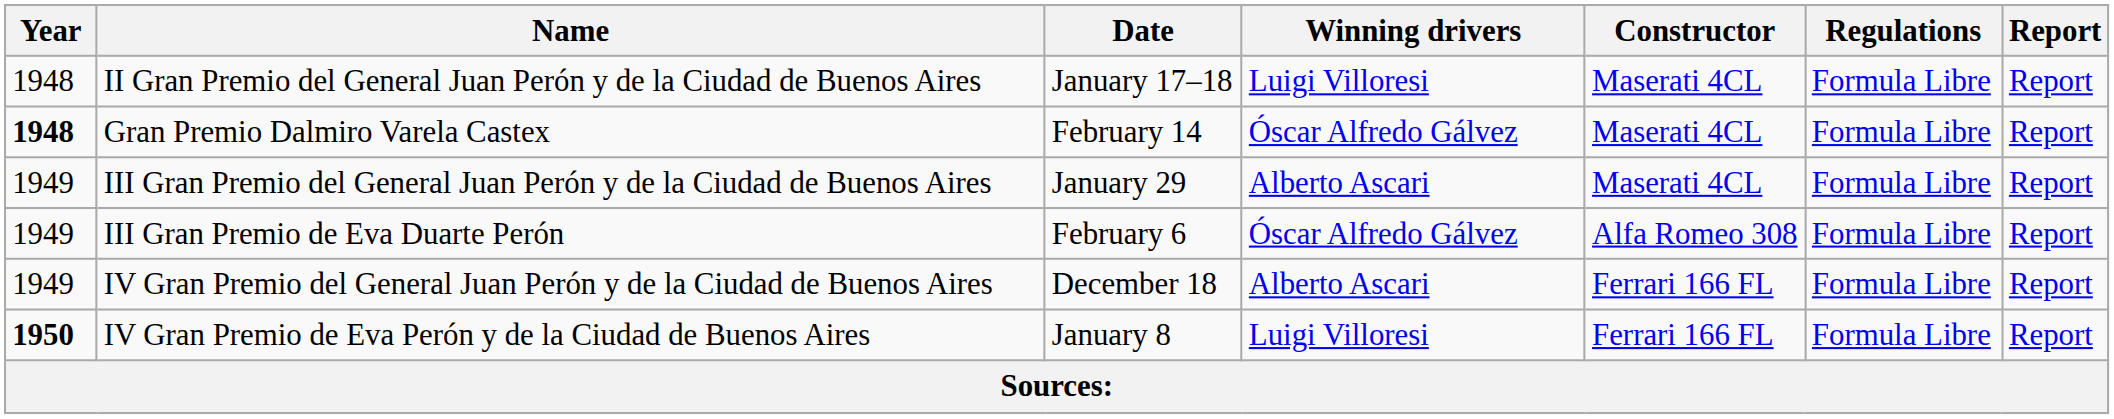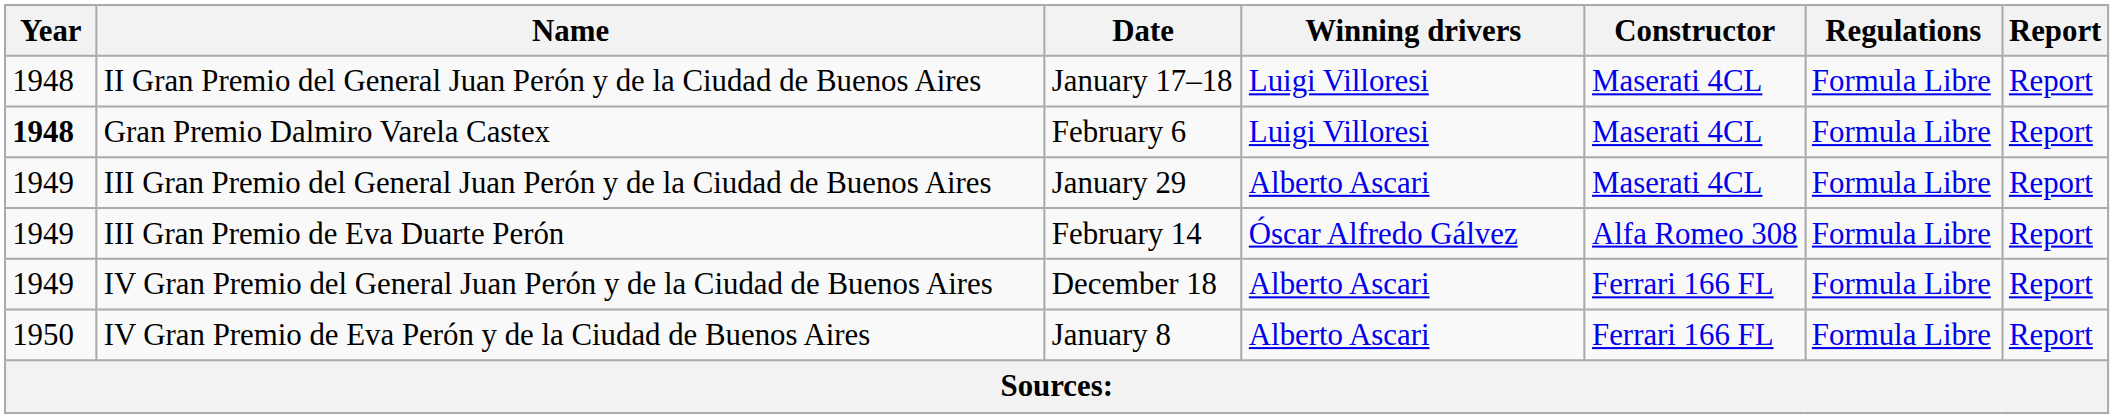(1127, 131) February 14 -> (1119, 131) February 6
(1383, 131) Óscar Alfredo Gálvez -> (1339, 131) Luigi Villoresi
(1119, 233) February 6 -> (1127, 233) February 14
(43, 335) bold -> (43, 335) normal
(1339, 335) Luigi Villoresi -> (1339, 335) Alberto Ascari
